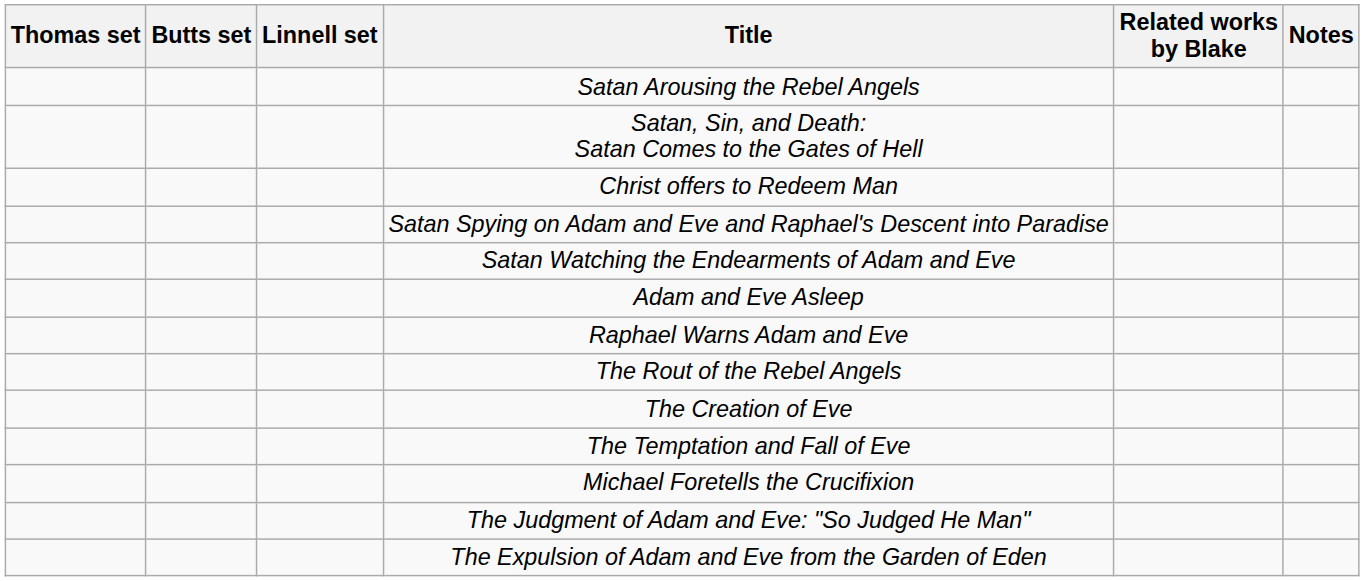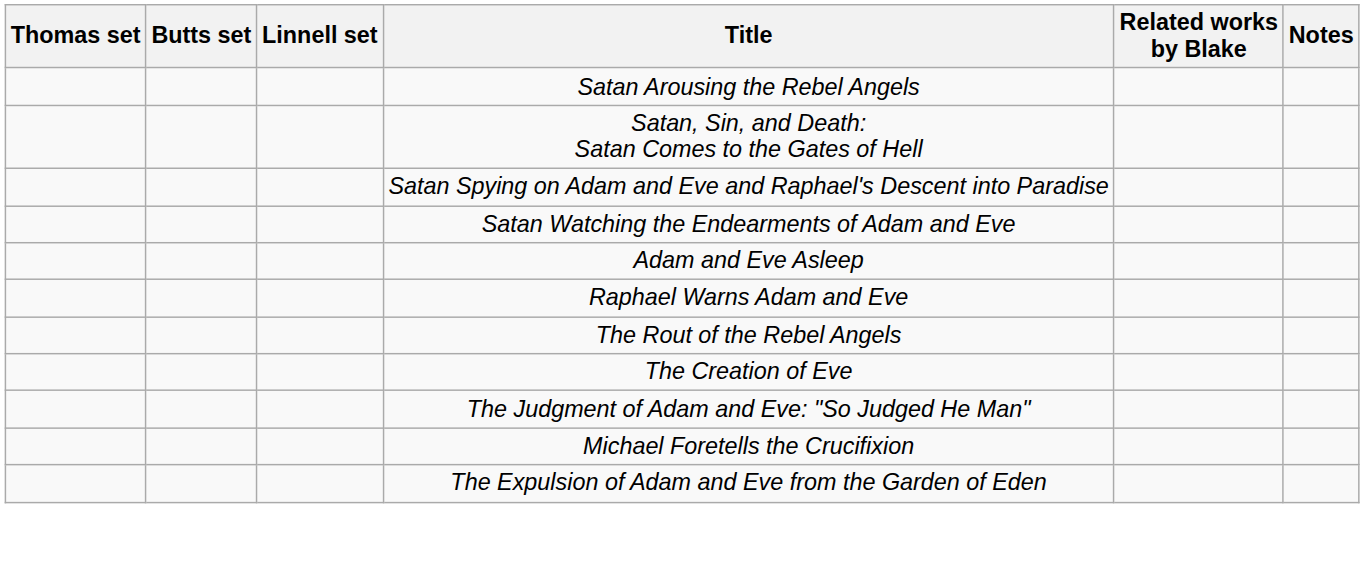- row: (749, 186)
- row: (749, 446)
rows swapped: (749, 520) <-> (749, 483)
